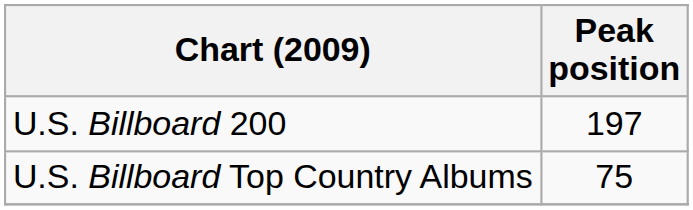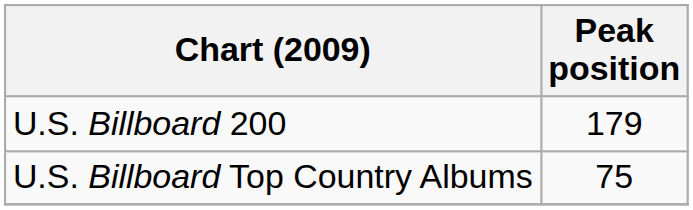(614, 123) 197 -> (614, 123) 179
